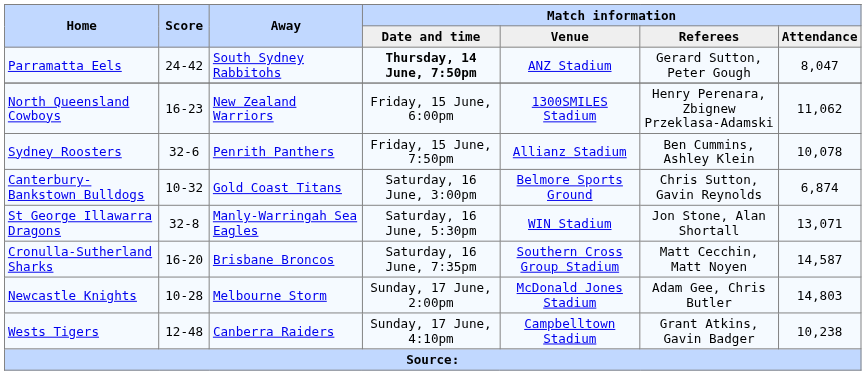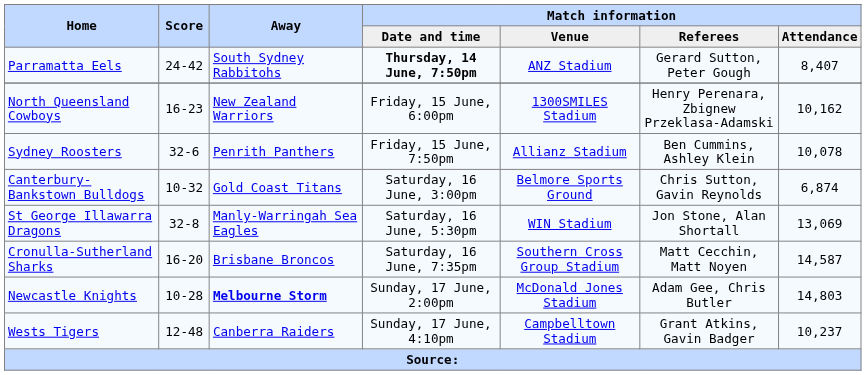(820, 65) 8,047 -> (820, 65) 8,407
(820, 108) 11,062 -> (820, 108) 10,162
(820, 223) 13,071 -> (820, 223) 13,069
(270, 295) normal -> (270, 295) bold
(820, 331) 10,238 -> (820, 331) 10,237
